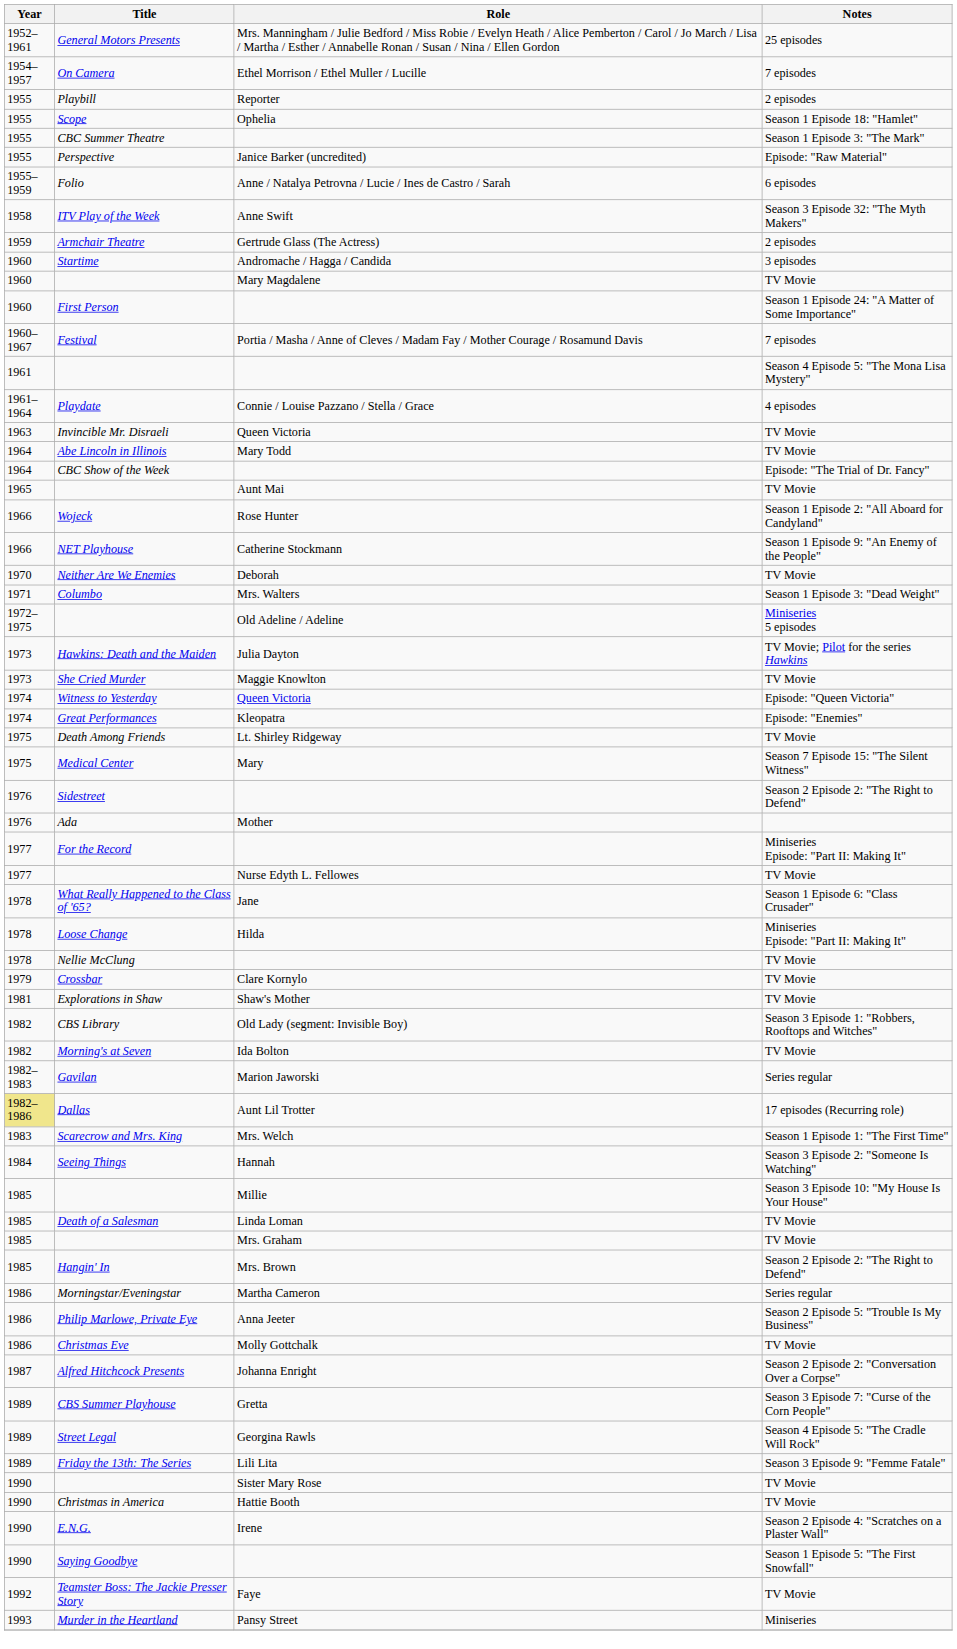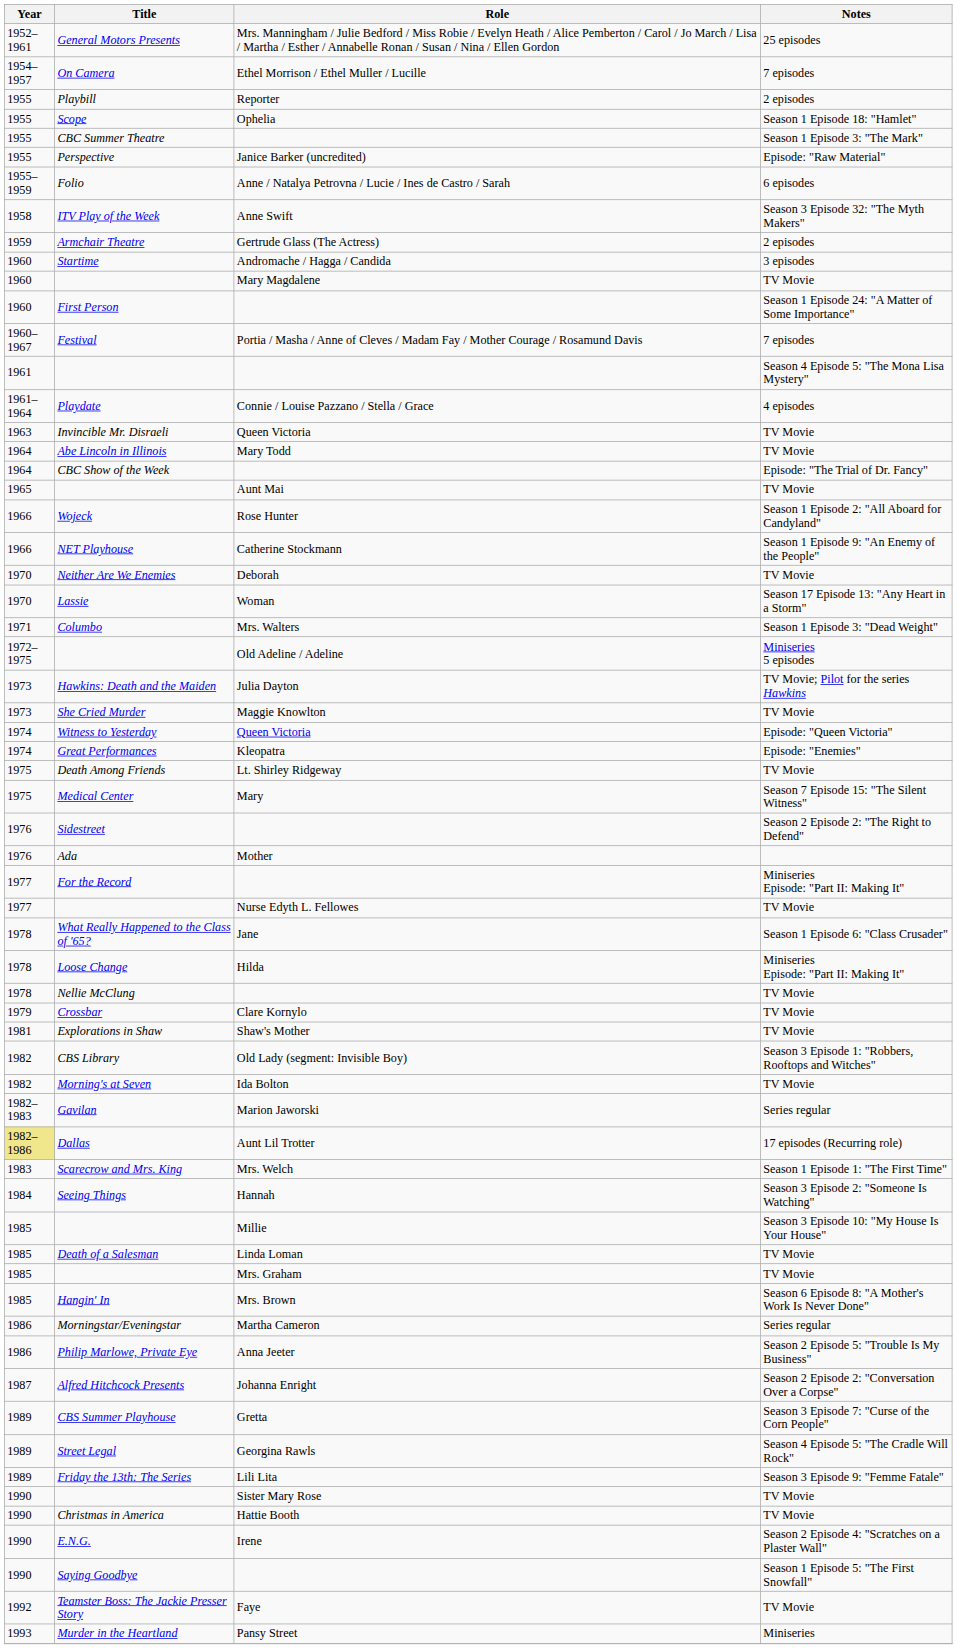+ row: (73, 601)
(849, 1266) Season 2 Episode 2: "The Right to Defend" -> (843, 1299) Season 6 Episode 8: "A Mother's Work Is Never Done"
- row: (93, 1345)
